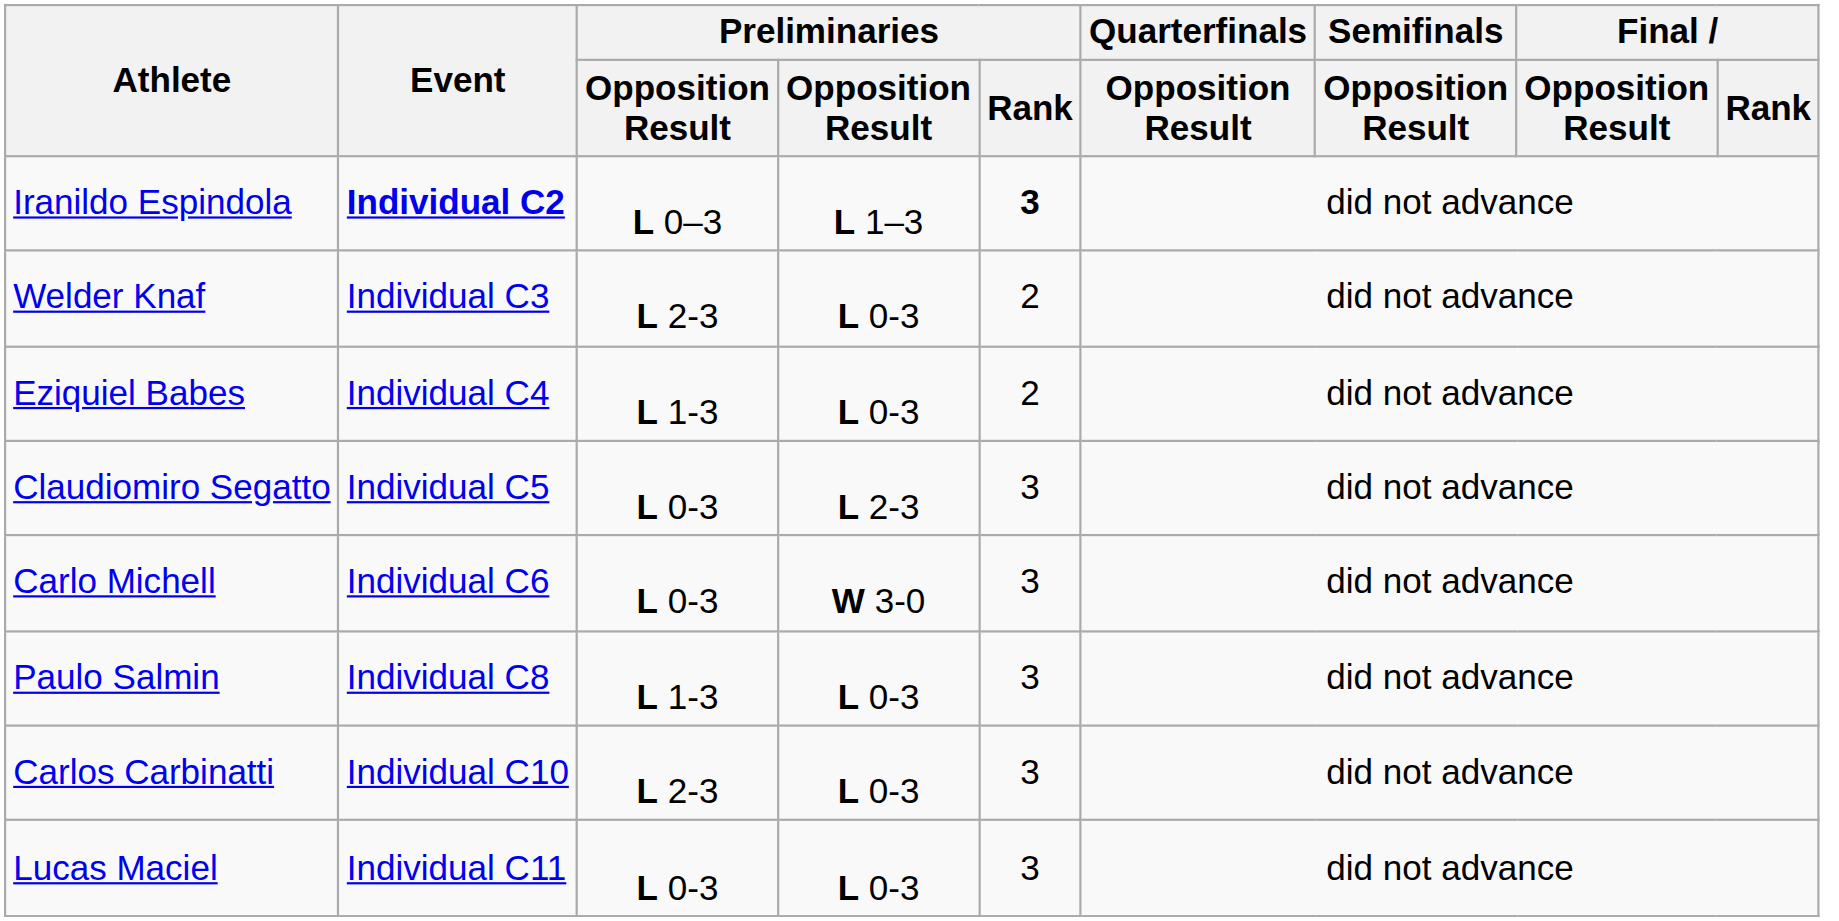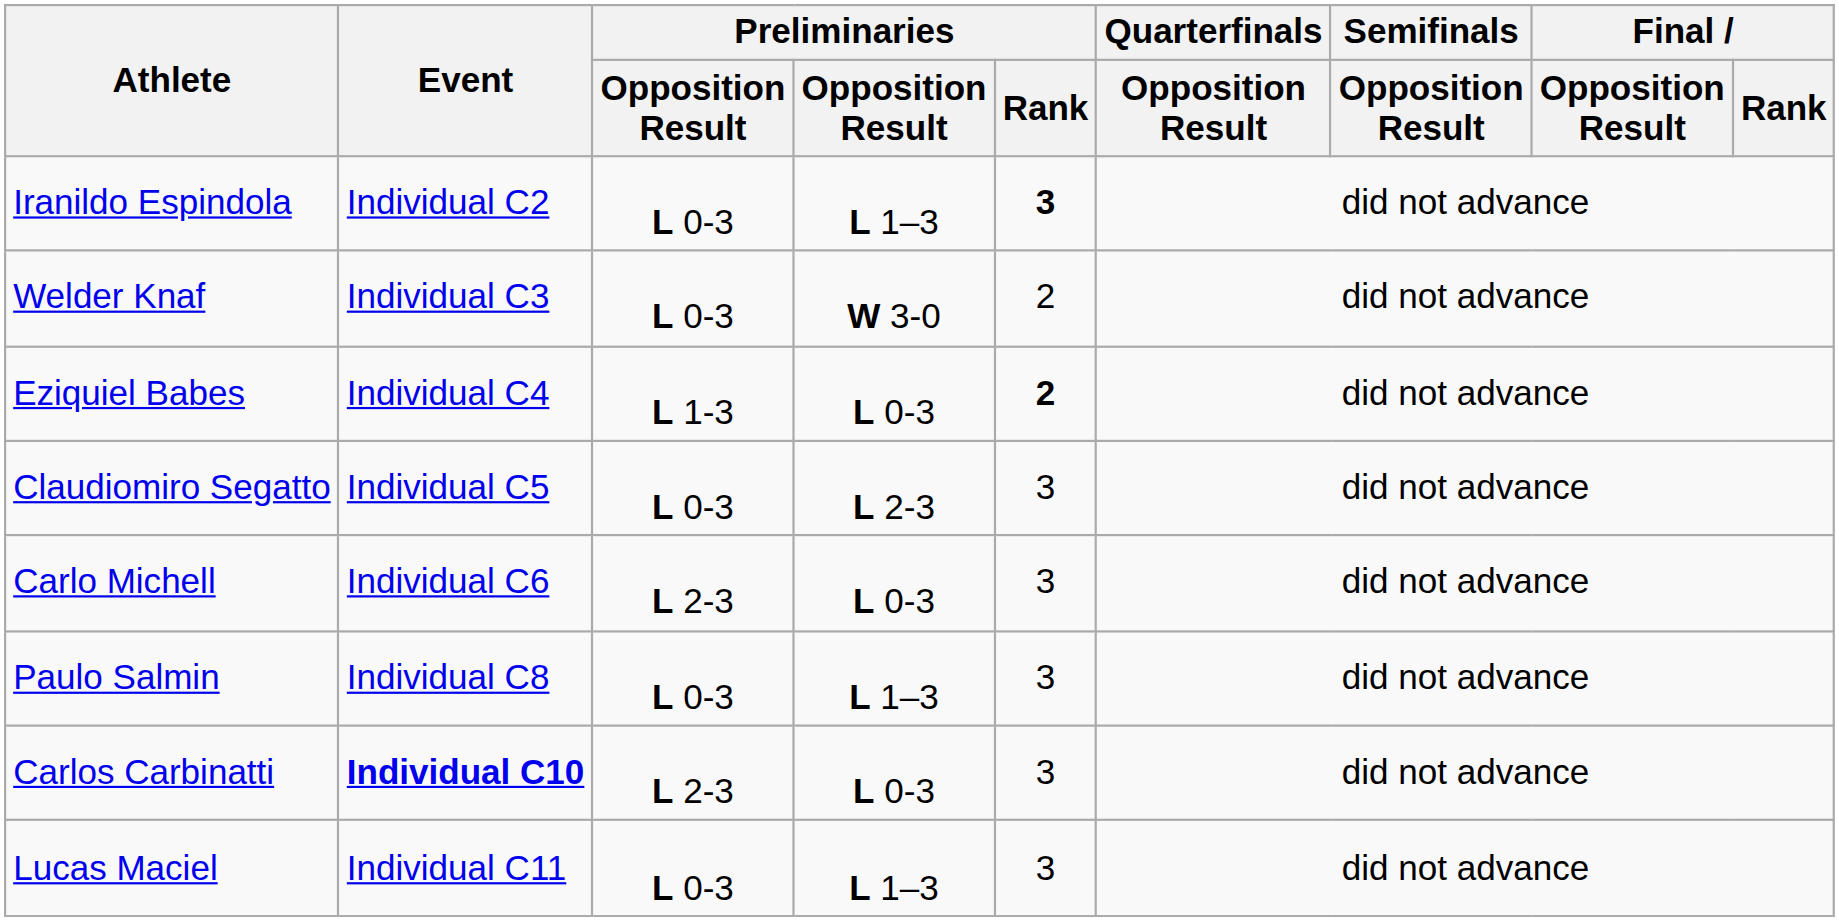(456, 202) bold -> (448, 202) normal
(677, 222) L 0–3 -> (693, 222) L 0-3
(677, 317) L 2-3 -> (693, 317) L 0-3
(879, 317) L 0-3 -> (894, 317) W 3-0
(1030, 392) normal -> (1045, 392) bold
(677, 602) L 0-3 -> (693, 602) L 2-3
(879, 602) W 3-0 -> (894, 602) L 0-3
(677, 697) L 1-3 -> (693, 697) L 0-3
(879, 697) L 0-3 -> (894, 697) L 1–3
(458, 772) normal -> (466, 772) bold
(879, 887) L 0-3 -> (894, 887) L 1–3
